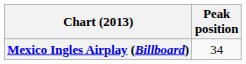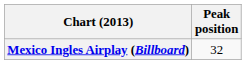(217, 49) 34 -> (217, 49) 32
